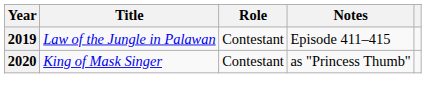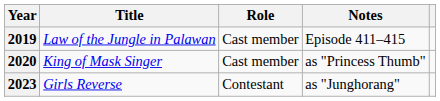(253, 38) Contestant -> (260, 38) Cast member
(253, 61) Contestant -> (260, 61) Cast member
+ row: (22, 84)
